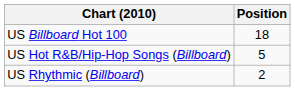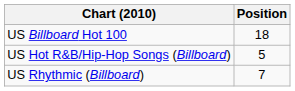(262, 75) 2 -> (262, 75) 7
